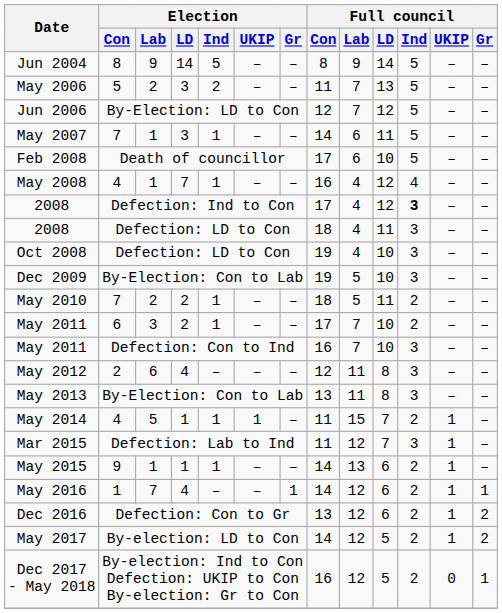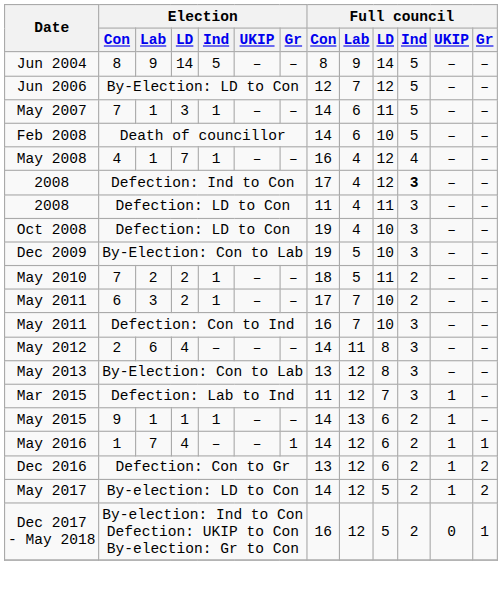- row: (52, 88)
(323, 159) 17 -> (323, 135) 14
(323, 230) 18 -> (323, 206) 11
(323, 372) 12 -> (323, 349) 14
(356, 396) 11 -> (356, 372) 12
- row: (52, 420)
